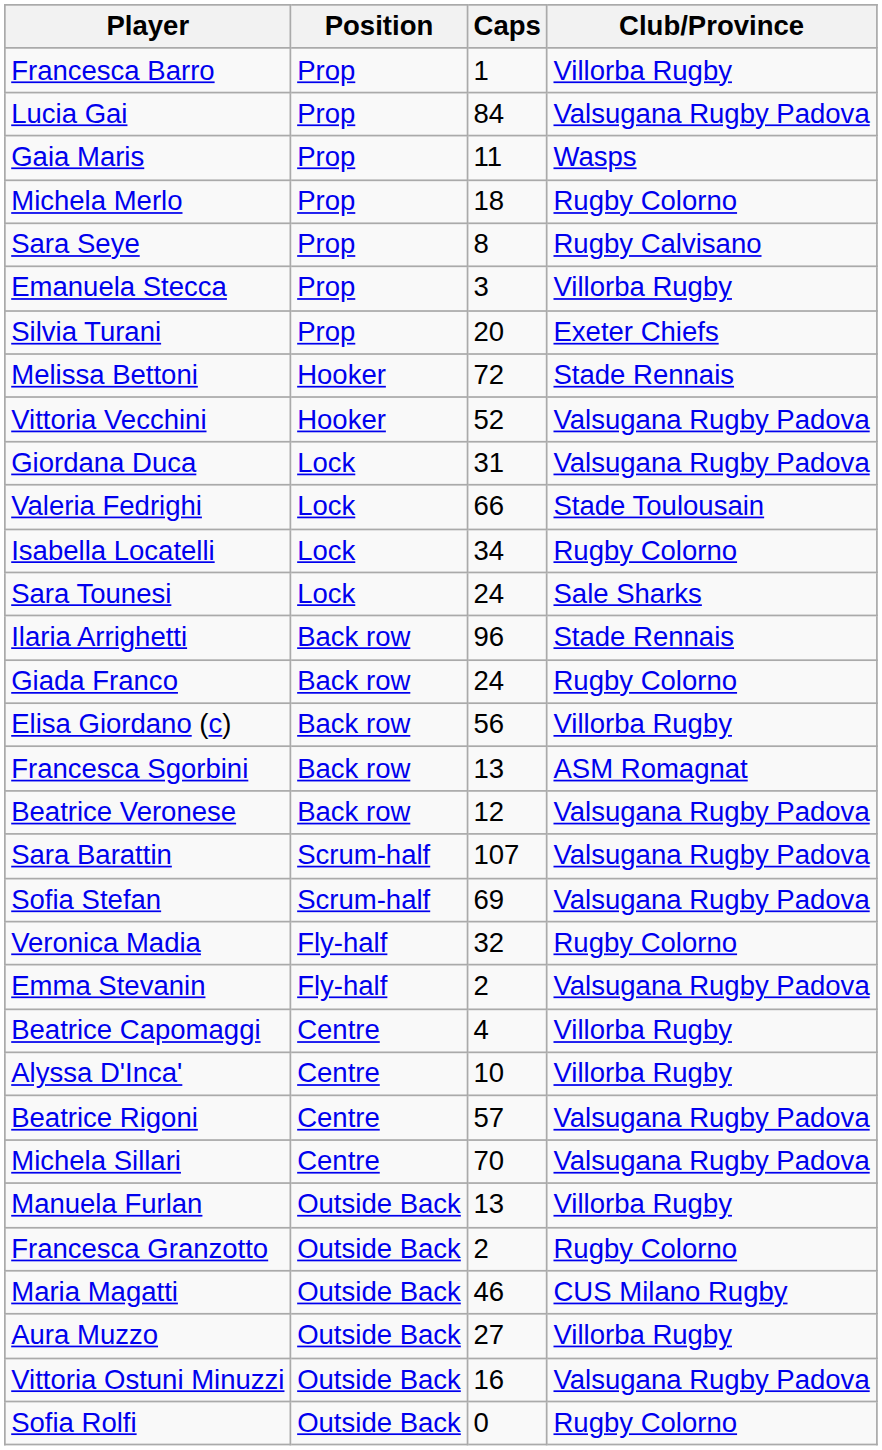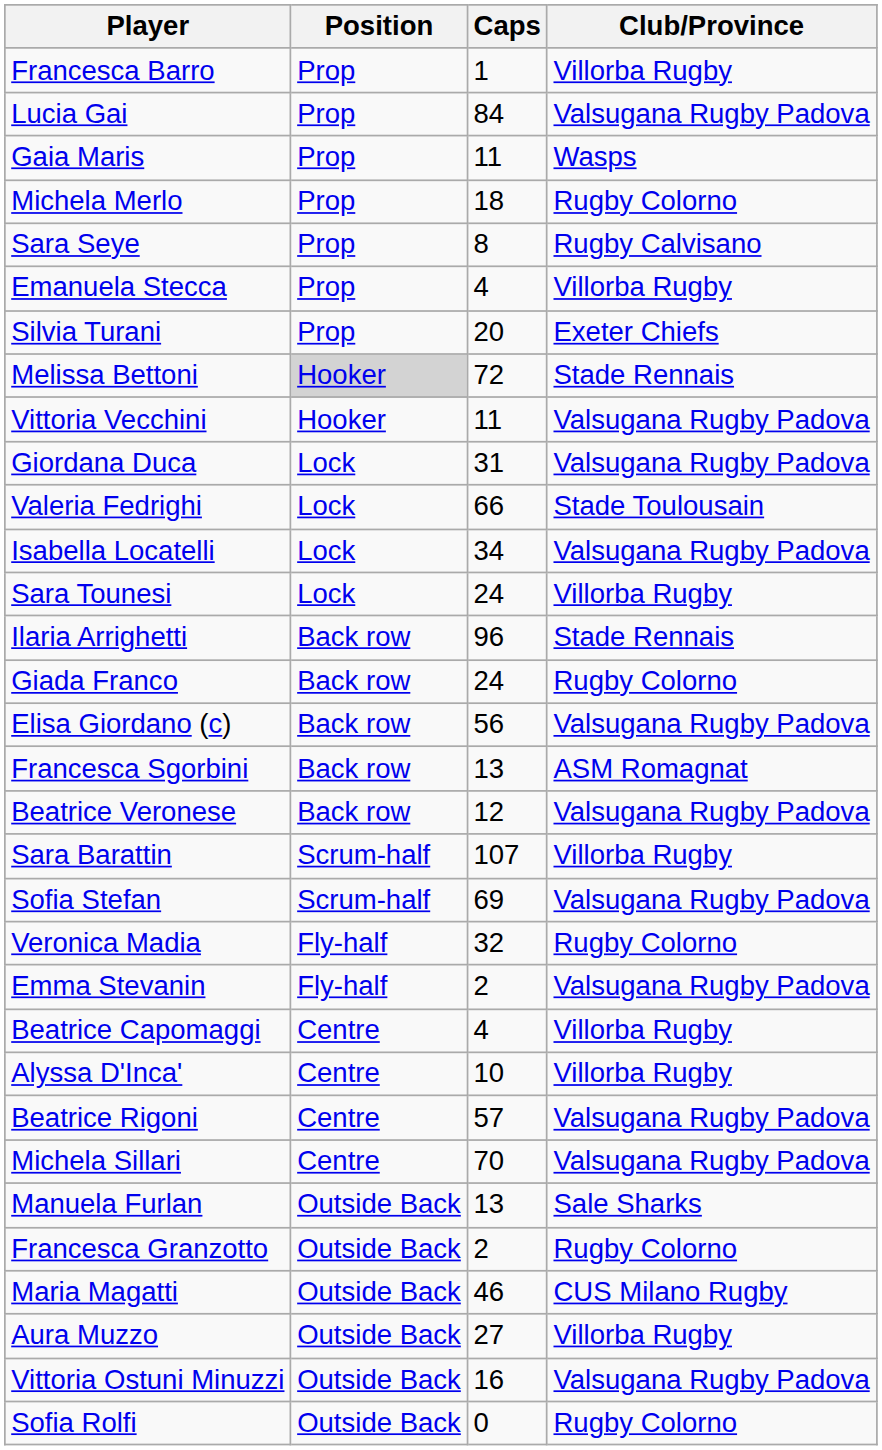(481, 288) 3 -> (481, 288) 4
(342, 375) no background -> (342, 375) lightgrey background
(489, 419) 52 -> (488, 419) 11
(645, 550) Rugby Colorno -> (712, 550) Valsugana Rugby Padova
(628, 593) Sale Sharks -> (643, 593) Villorba Rugby
(643, 724) Villorba Rugby -> (712, 724) Valsugana Rugby Padova
(712, 855) Valsugana Rugby Padova -> (643, 855) Villorba Rugby
(643, 1204) Villorba Rugby -> (628, 1204) Sale Sharks
